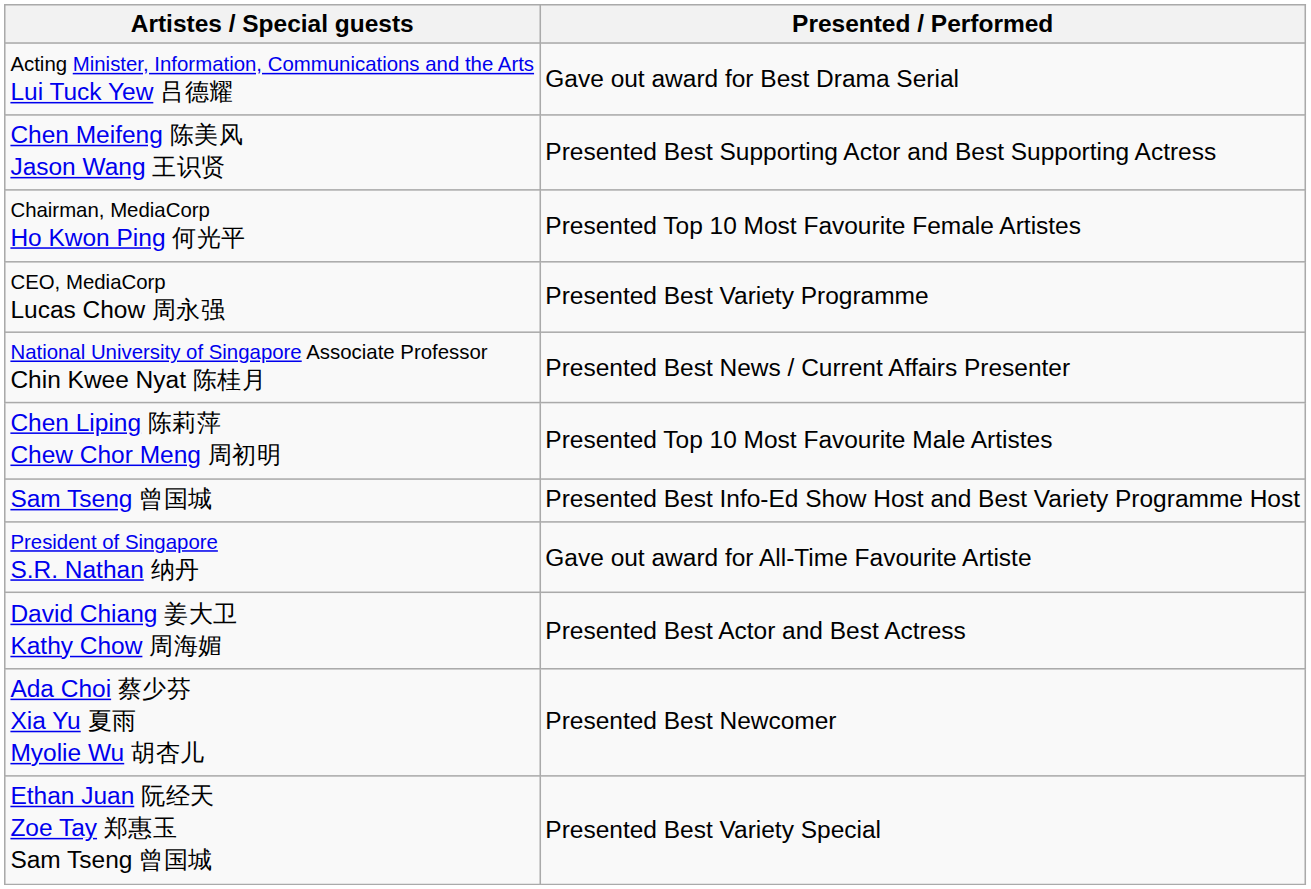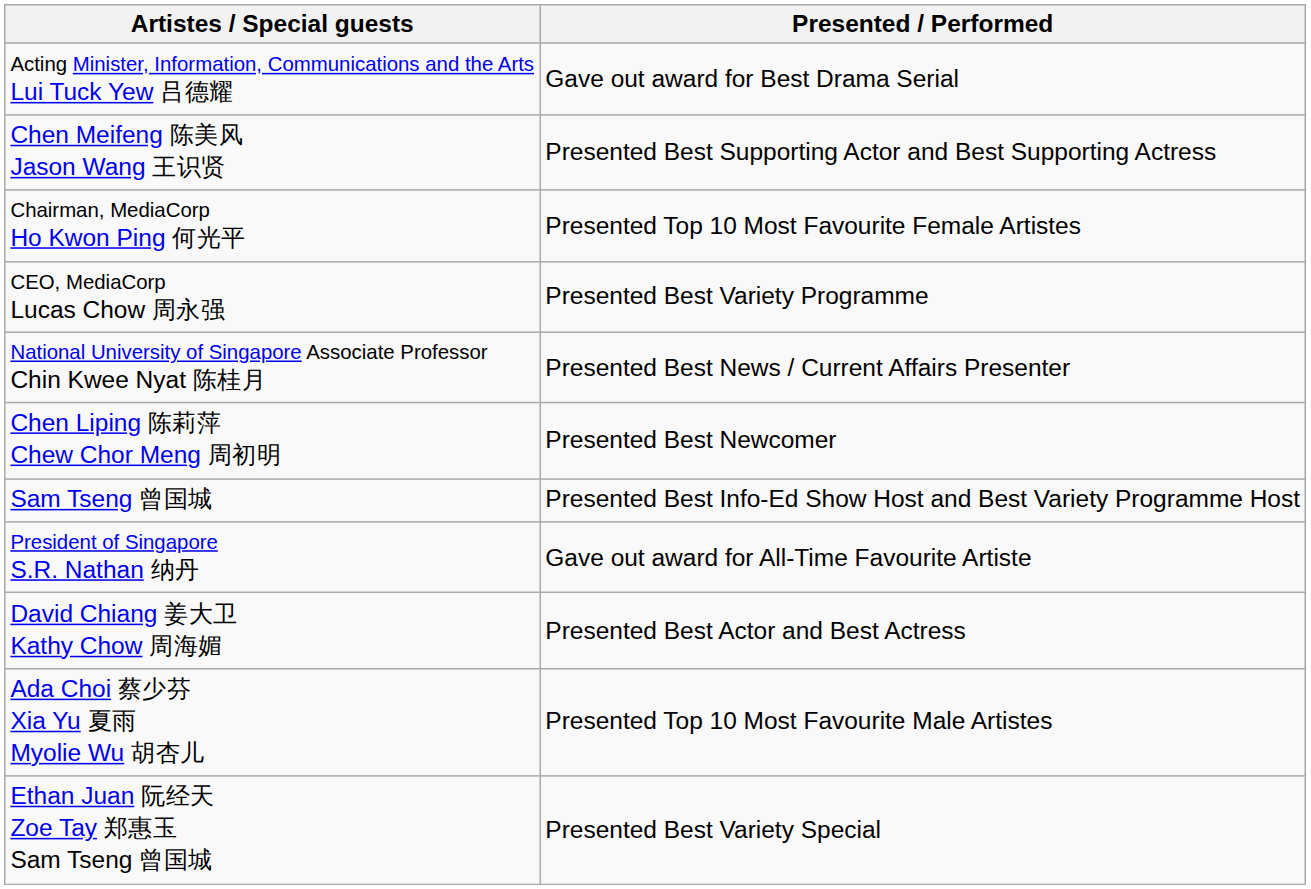(799, 440) Presented Top 10 Most Favourite Male Artistes -> (691, 440) Presented Best Newcomer
(691, 721) Presented Best Newcomer -> (799, 721) Presented Top 10 Most Favourite Male Artistes
